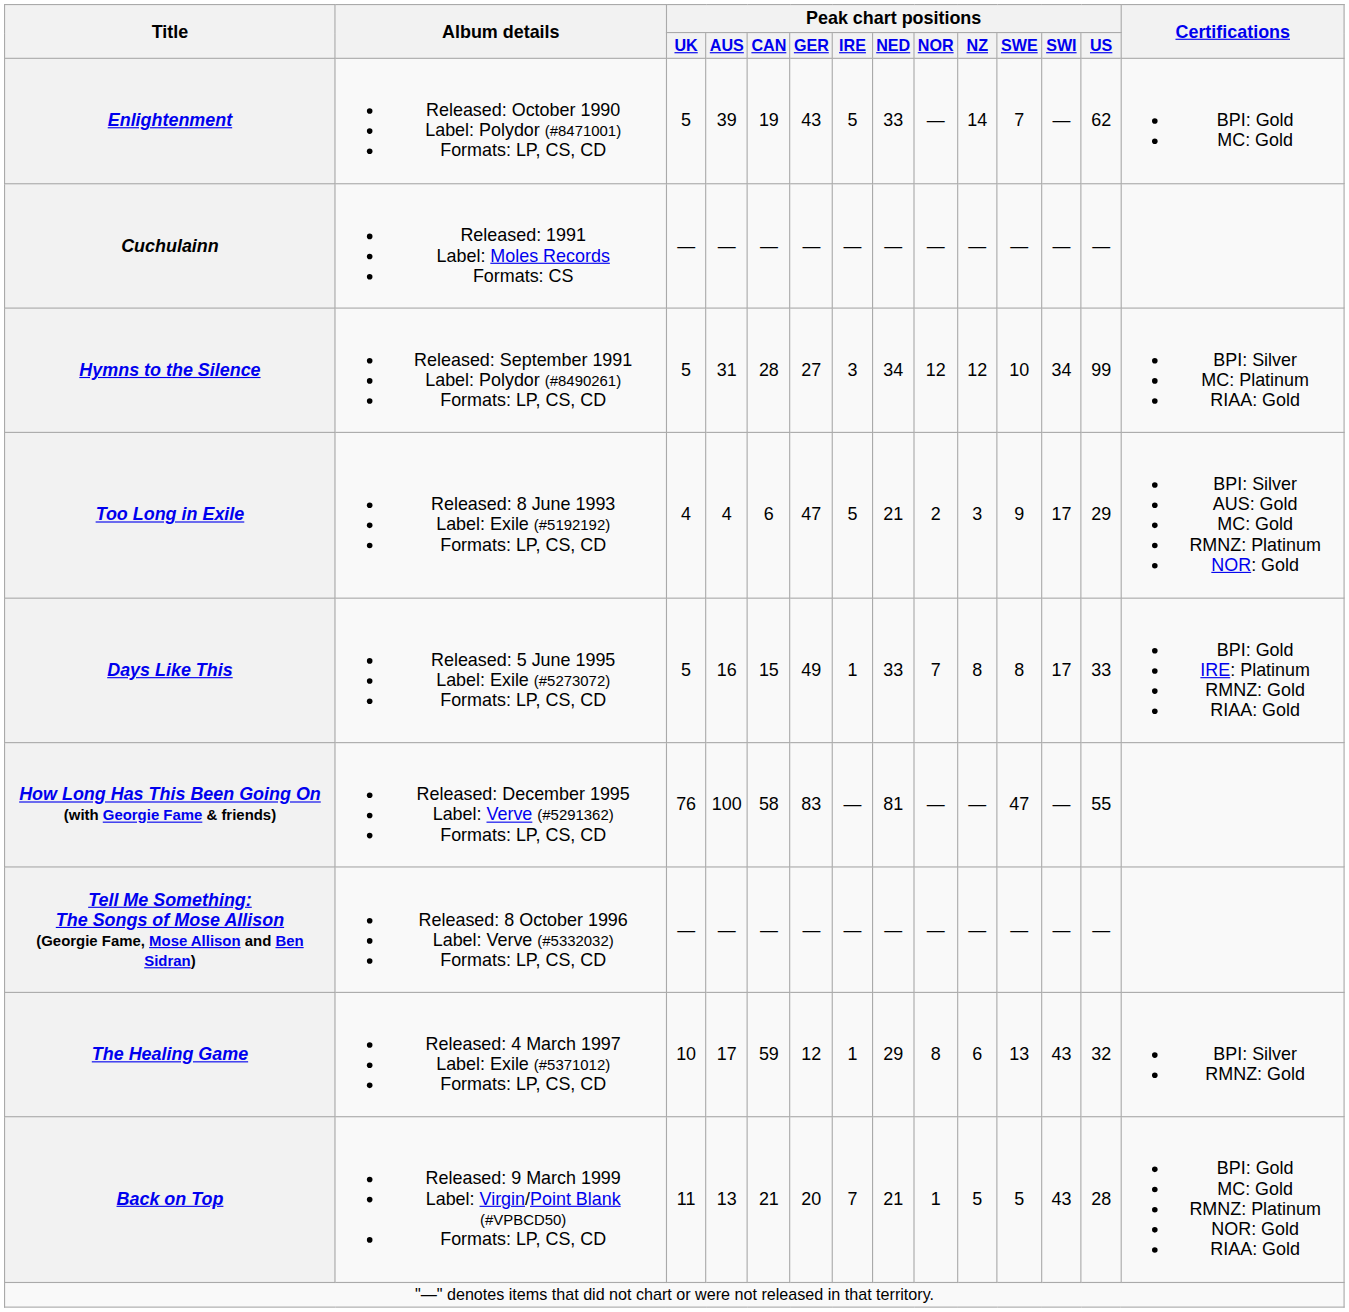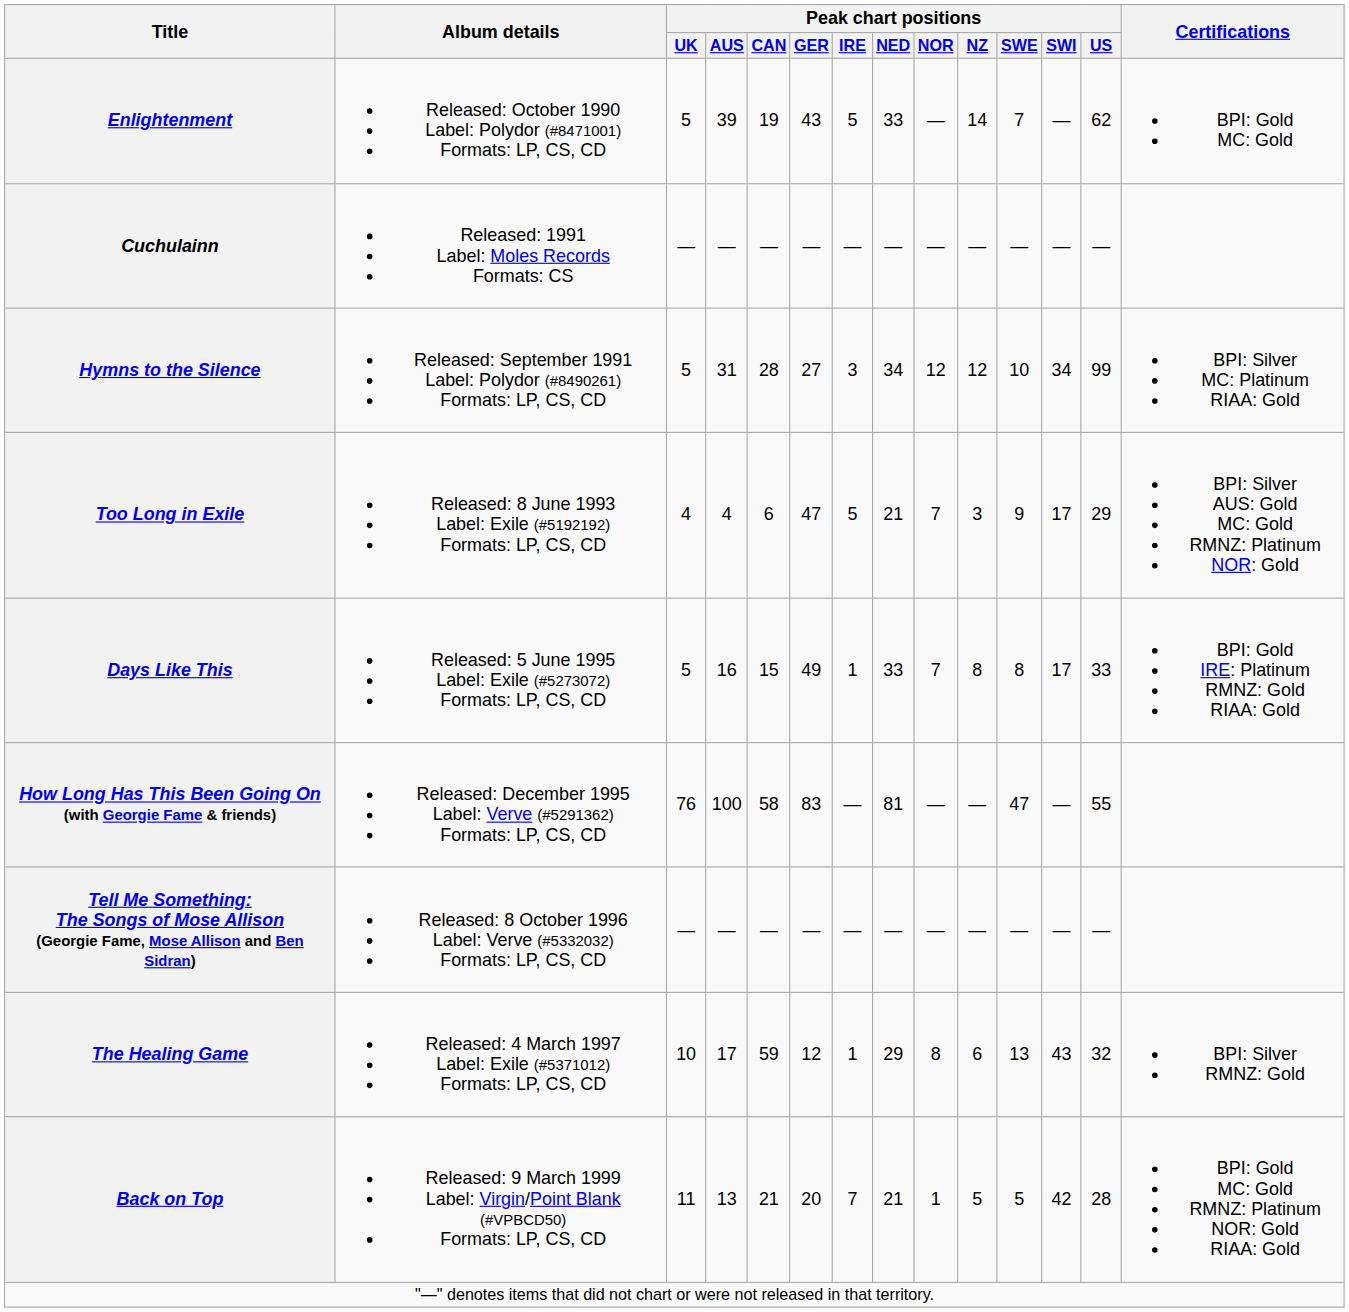(936, 515) 2 -> (936, 515) 7
(1061, 1199) 43 -> (1061, 1199) 42
